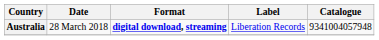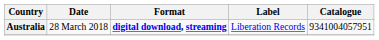(341, 27) 9341004057948 -> (341, 27) 9341004057951
